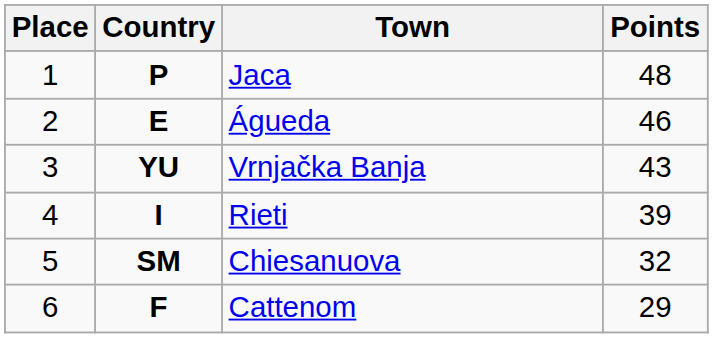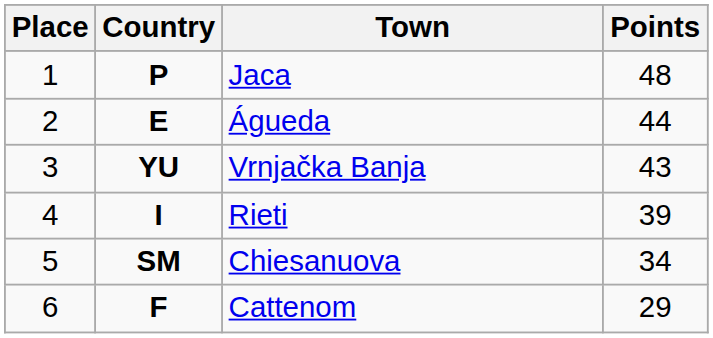(655, 121) 46 -> (655, 121) 44
(655, 261) 32 -> (655, 261) 34
